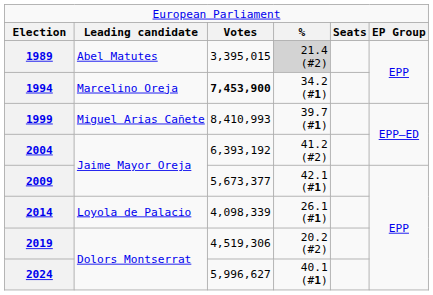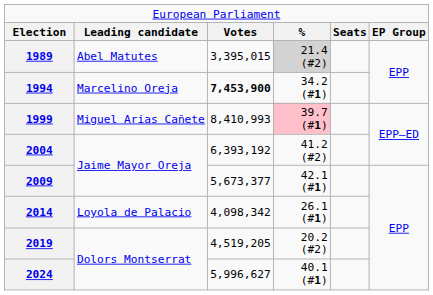(314, 119) no background -> (314, 119) pink background
(240, 212) 4,098,339 -> (240, 212) 4,098,342
(240, 243) 4,519,306 -> (240, 243) 4,519,205
